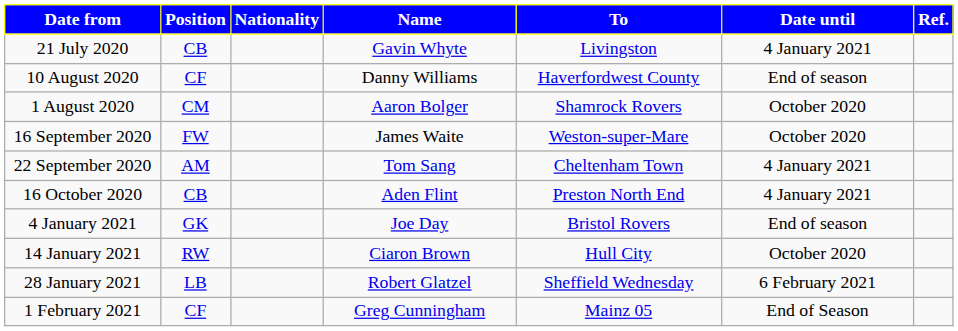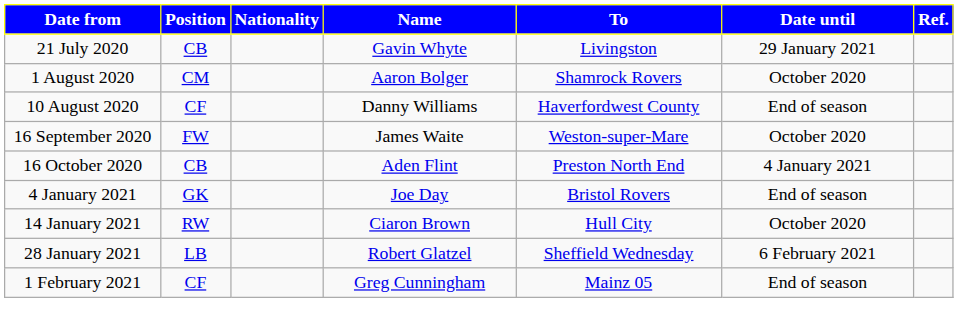(818, 48) 4 January 2021 -> (818, 48) 29 January 2021
rows swapped: (83, 107) <-> (83, 77)
- row: (83, 165)
(818, 311) End of Season -> (818, 282) End of season
